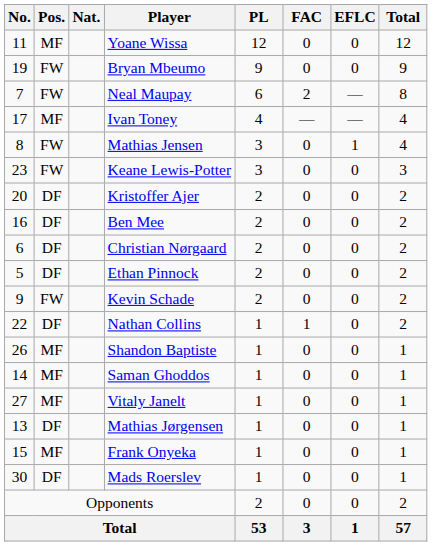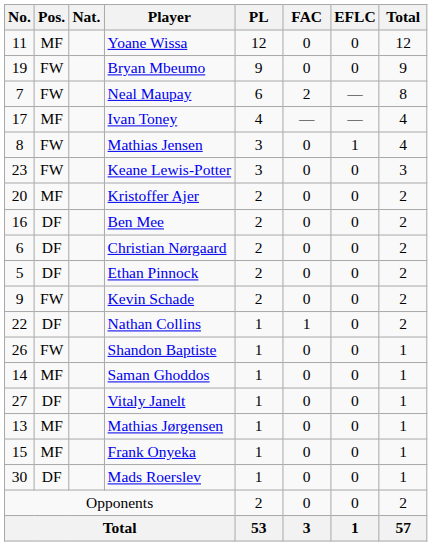(52, 196) DF -> (52, 196) MF
(52, 349) MF -> (52, 349) FW
(52, 400) MF -> (52, 400) DF
(52, 426) DF -> (52, 426) MF
